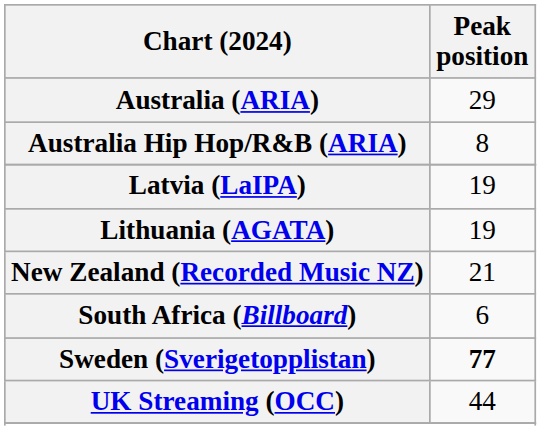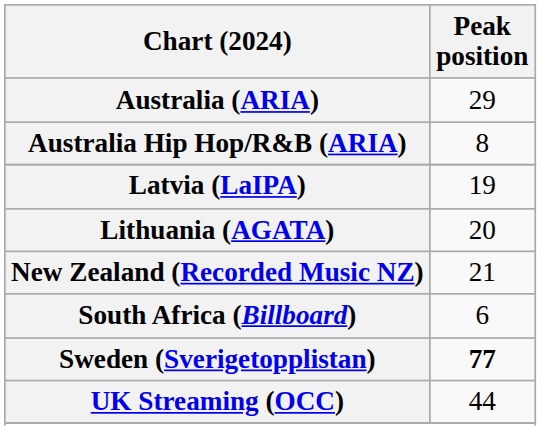(482, 229) 19 -> (482, 229) 20
